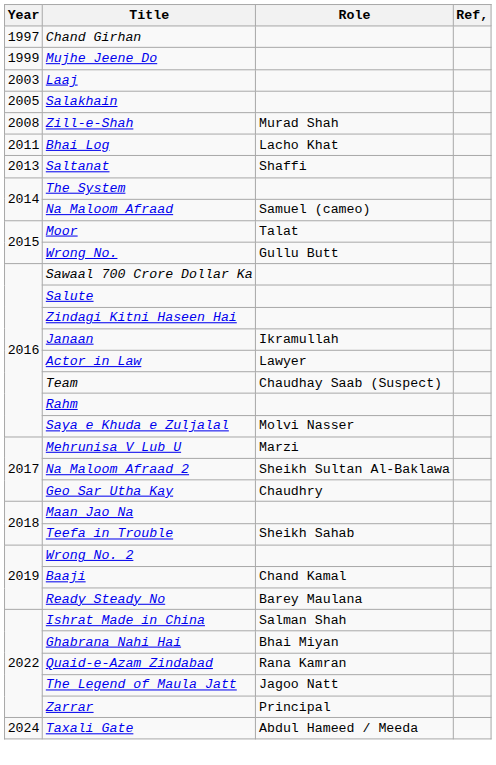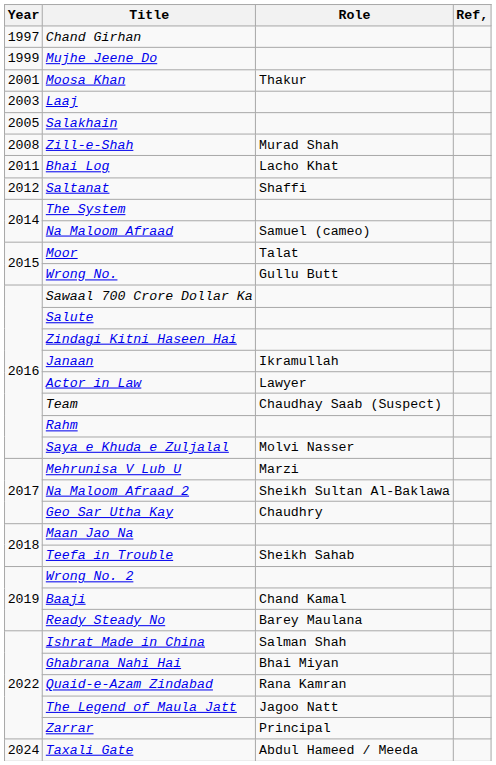+ row: (86, 80)
(24, 167) 2013 -> (24, 188) 2012
